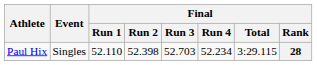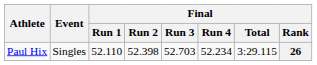(296, 51) 28 -> (296, 51) 26
